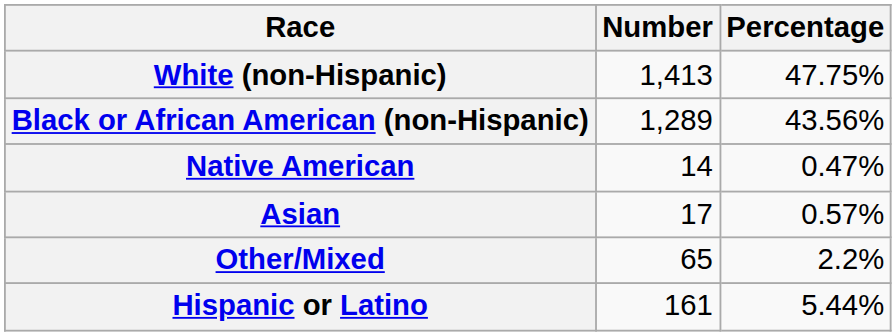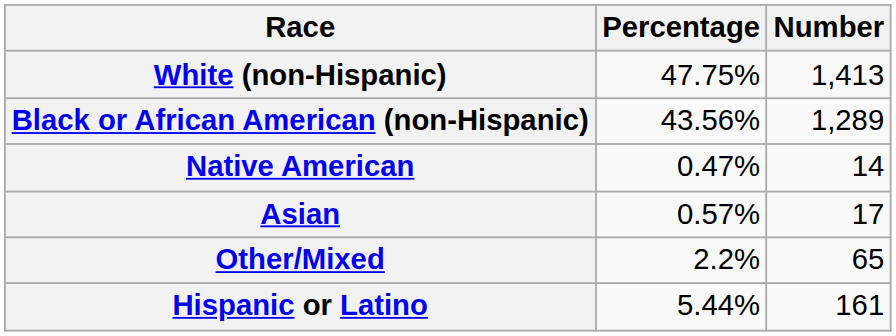columns swapped: (658, 27) <-> (805, 27)
